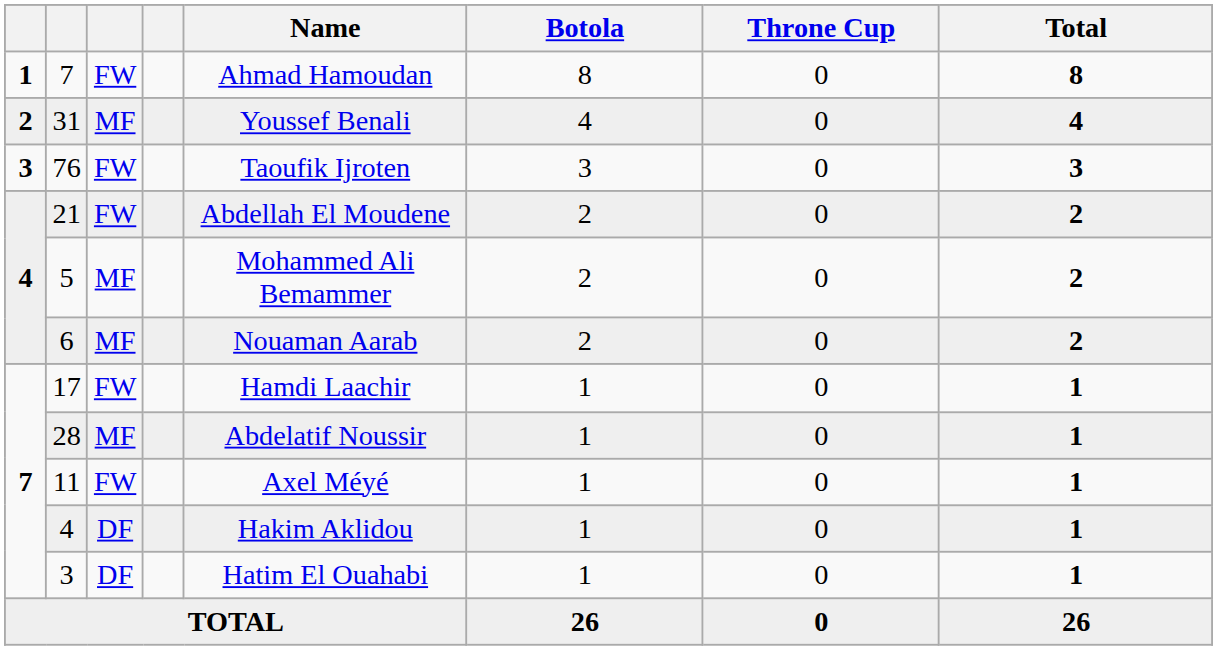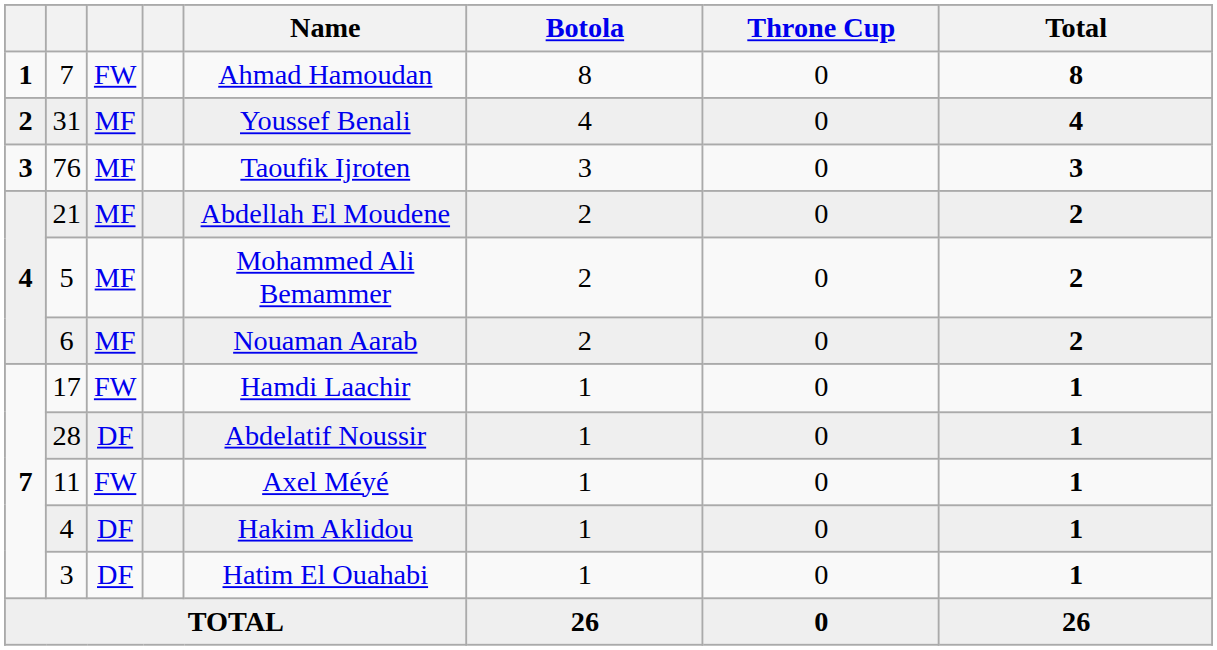(115, 167) FW -> (115, 167) MF
(115, 214) FW -> (115, 214) MF
(115, 434) MF -> (115, 434) DF
